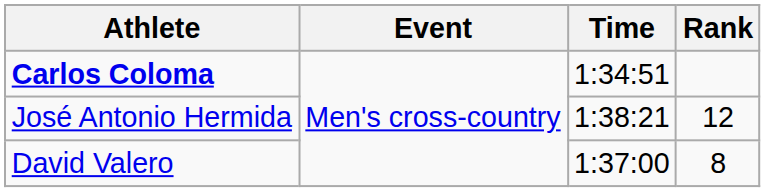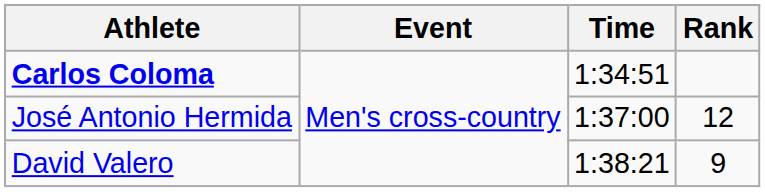(622, 119) 1:38:21 -> (622, 119) 1:37:00
(622, 164) 1:37:00 -> (622, 164) 1:38:21
(718, 164) 8 -> (718, 164) 9
